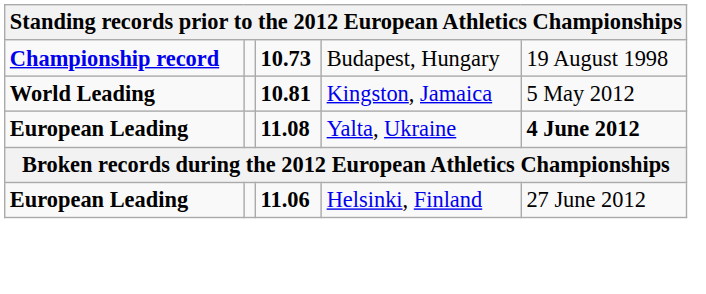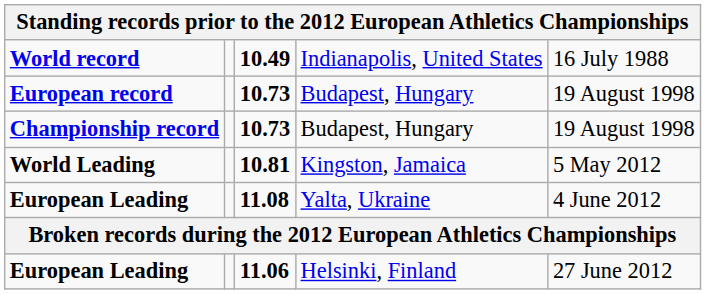+ row: (75, 57)
+ row: (91, 93)
(583, 128) bold -> (607, 199) normal
